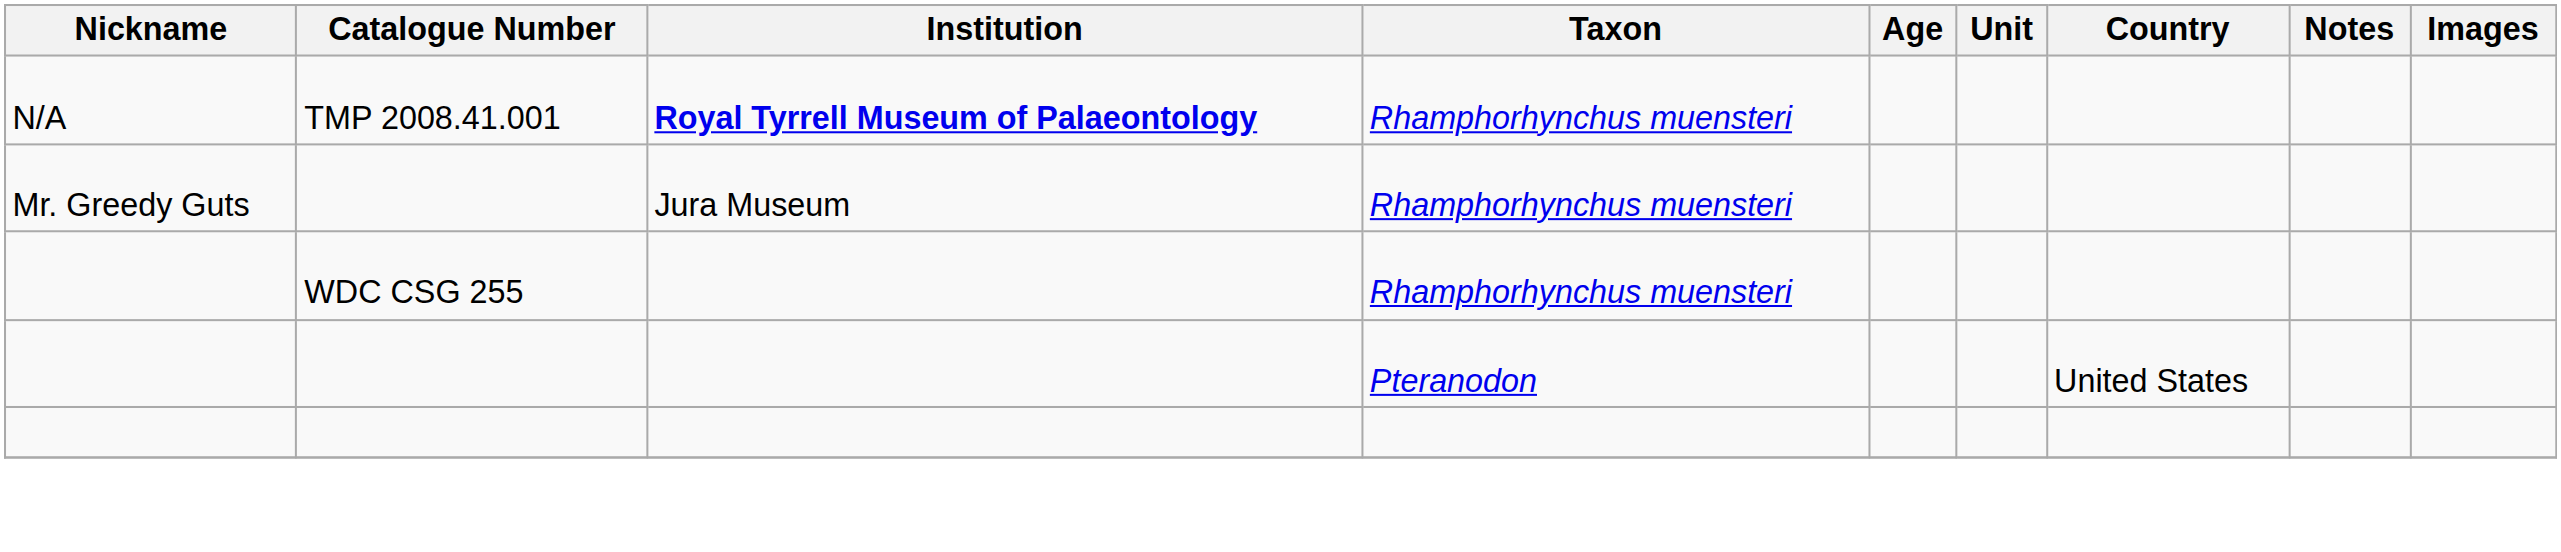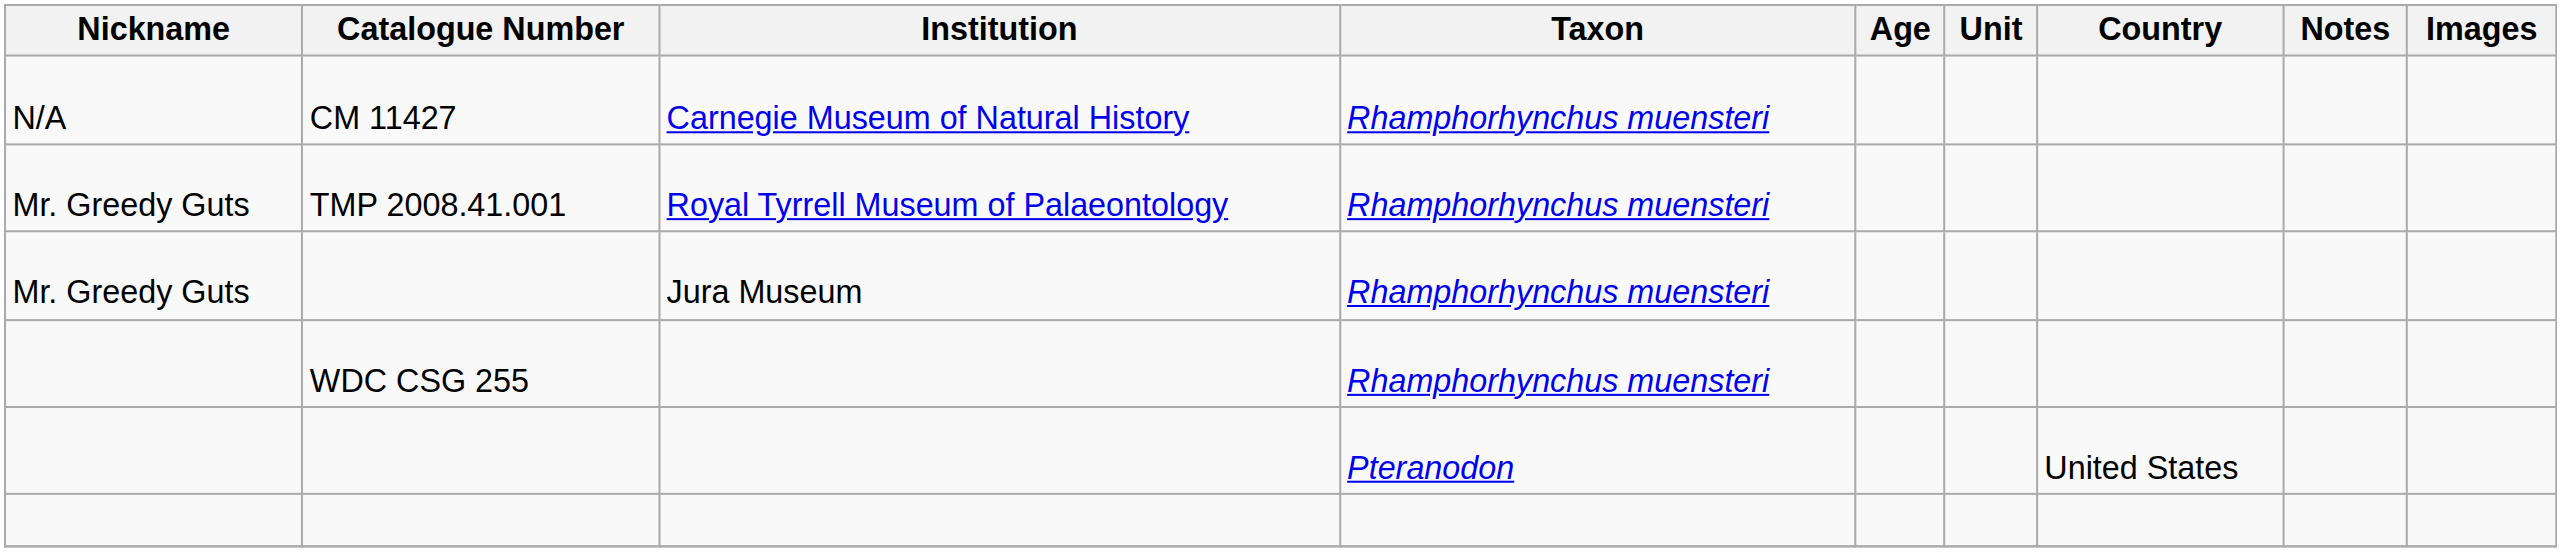+ row: (383, 117)
(39, 117) N/A -> (131, 205) Mr. Greedy Guts
(956, 117) bold -> (947, 205) normal
